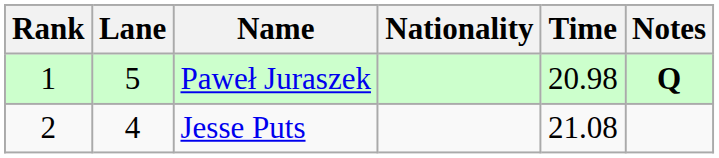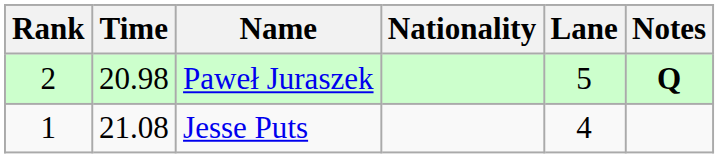columns swapped: (133, 29) <-> (583, 29)
(48, 78) 1 -> (48, 78) 2
(48, 127) 2 -> (48, 127) 1
